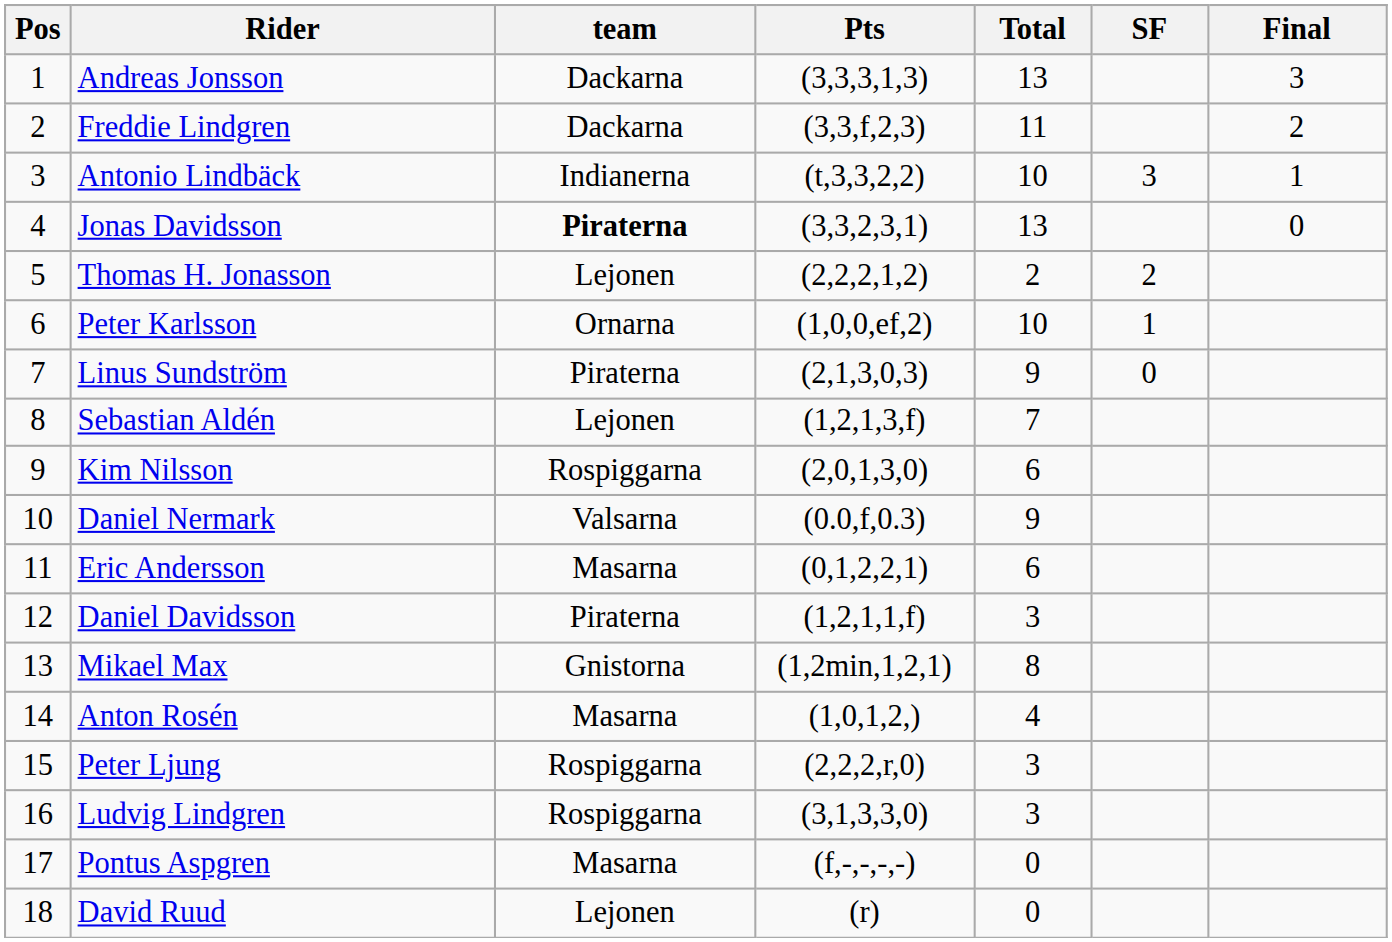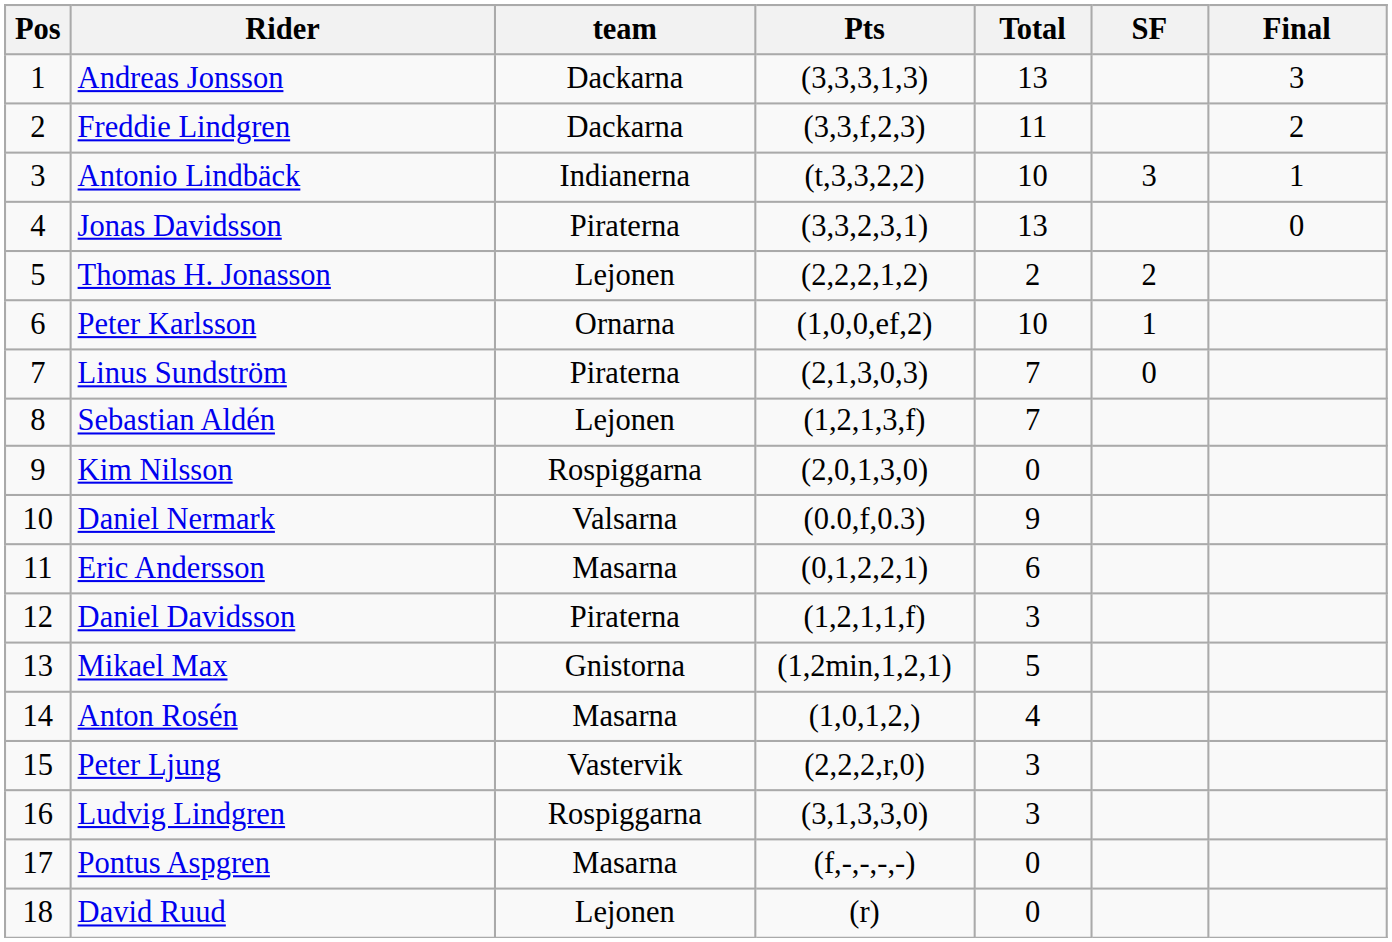(625, 225) bold -> (625, 225) normal
(1033, 372) 9 -> (1033, 372) 7
(1033, 470) 6 -> (1033, 470) 0
(1033, 666) 8 -> (1033, 666) 5
(625, 764) Rospiggarna -> (625, 764) Vastervik
